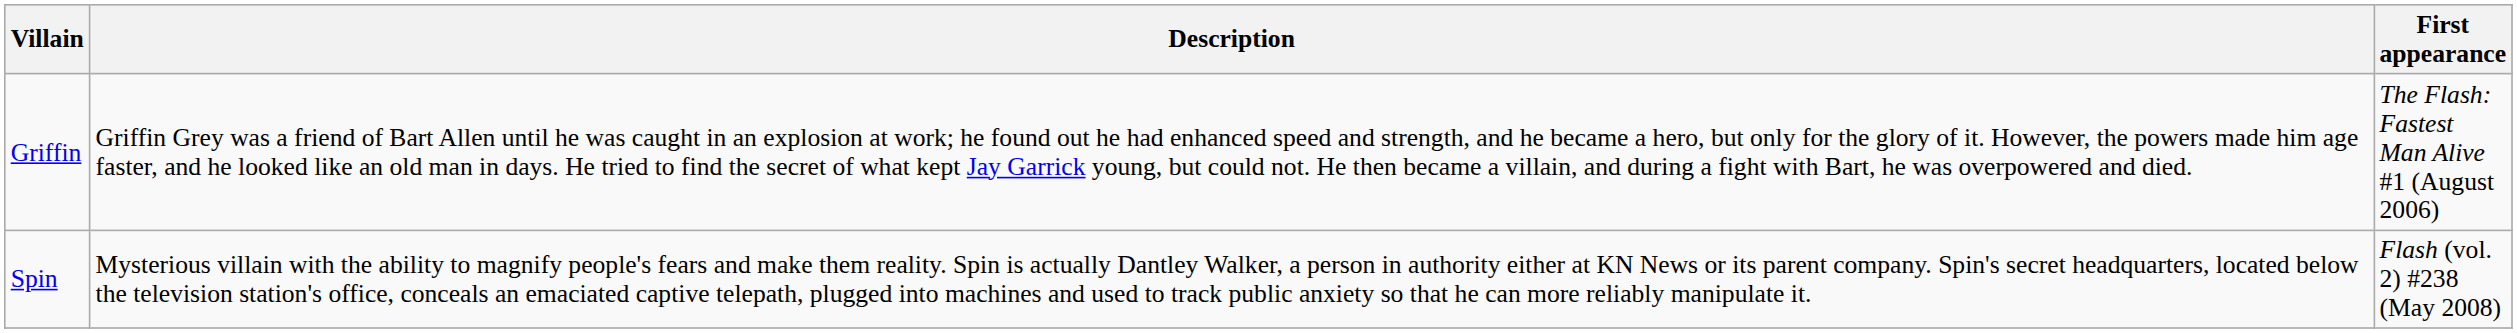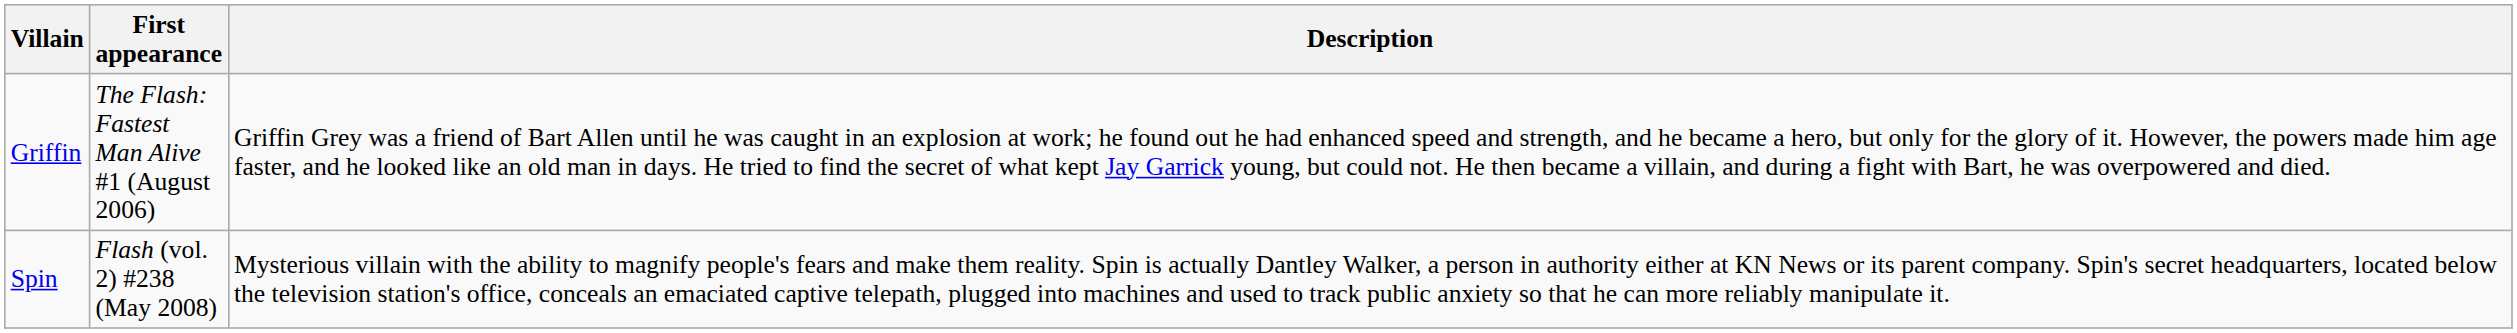columns swapped: (2443, 39) <-> (1232, 39)
